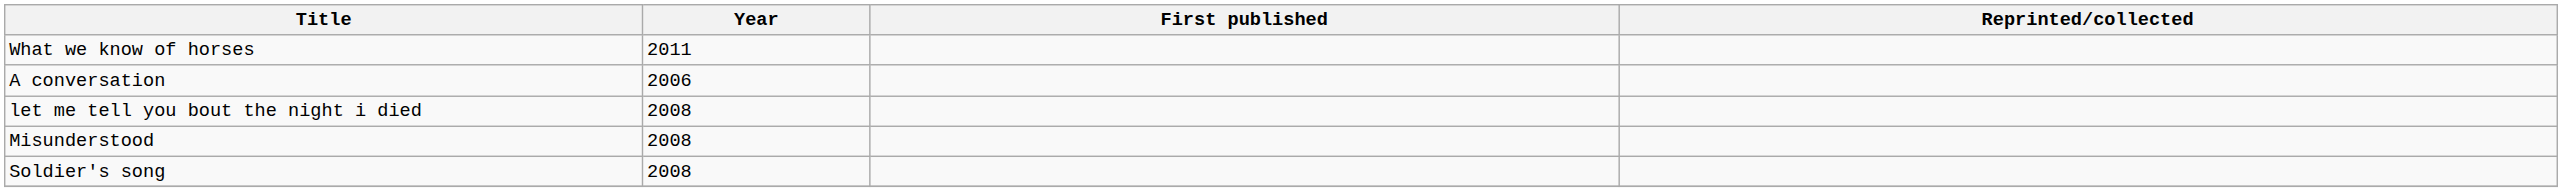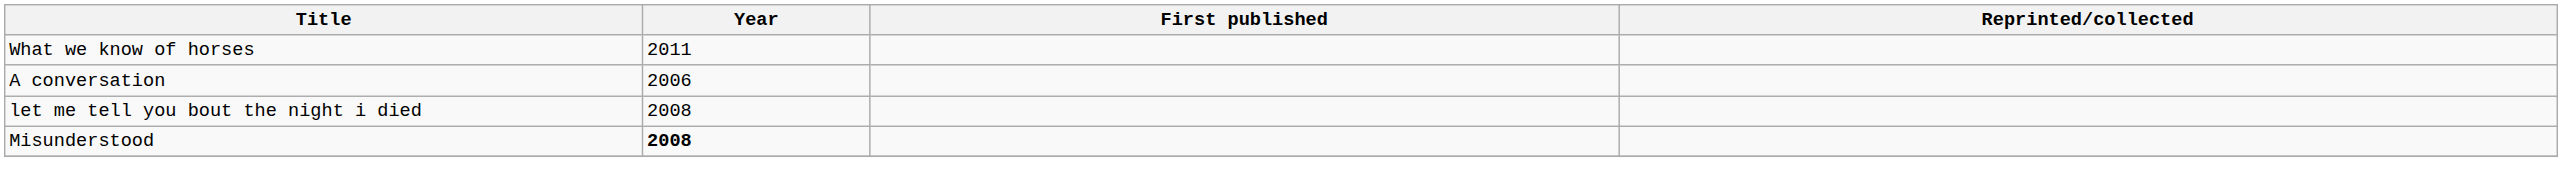(669, 141) normal -> (669, 141) bold
- row: (87, 171)
